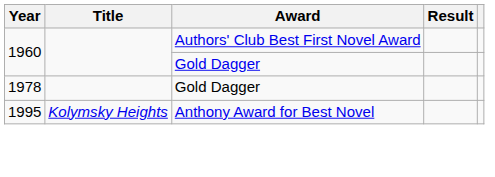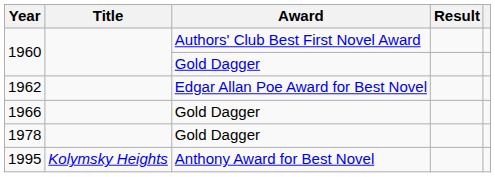+ row: (25, 87)
+ row: (25, 111)
